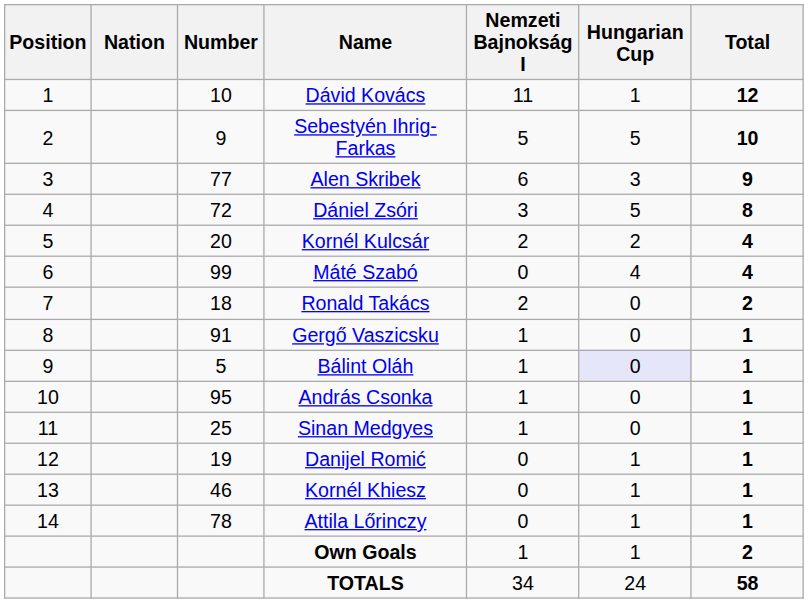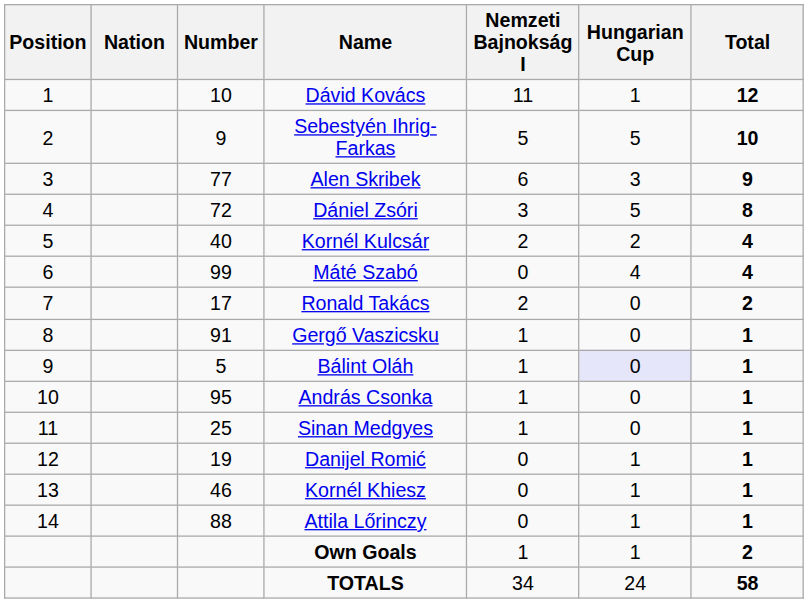(221, 241) 20 -> (221, 241) 40
(221, 303) 18 -> (221, 303) 17
(221, 521) 78 -> (221, 521) 88
